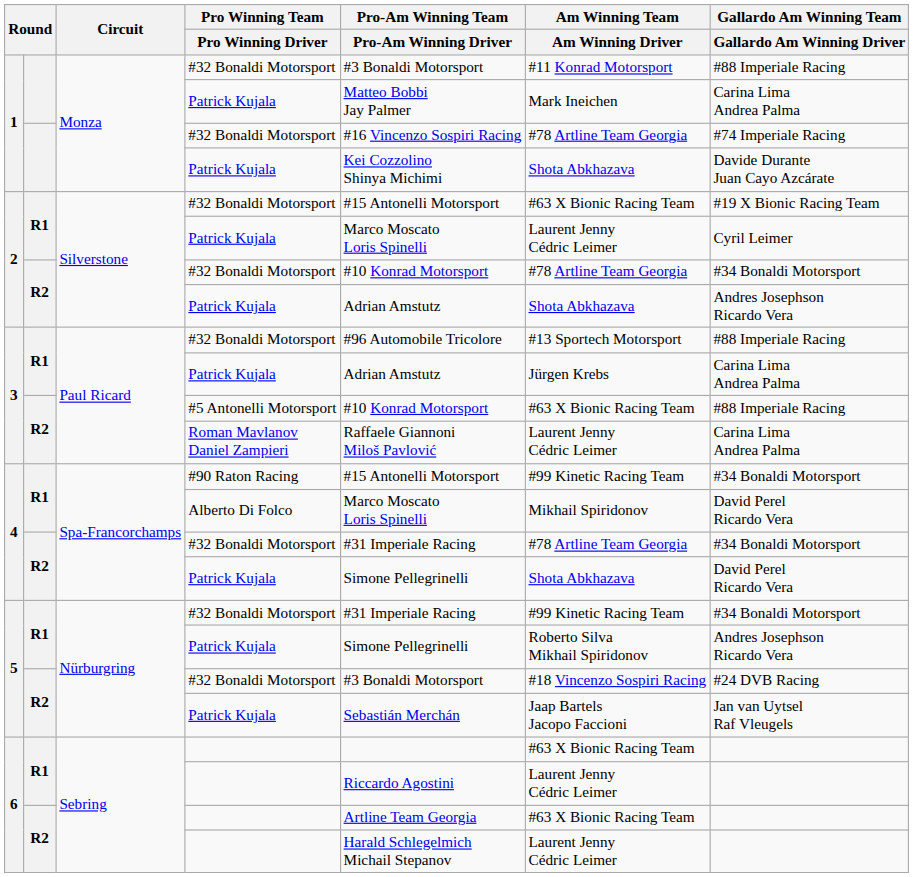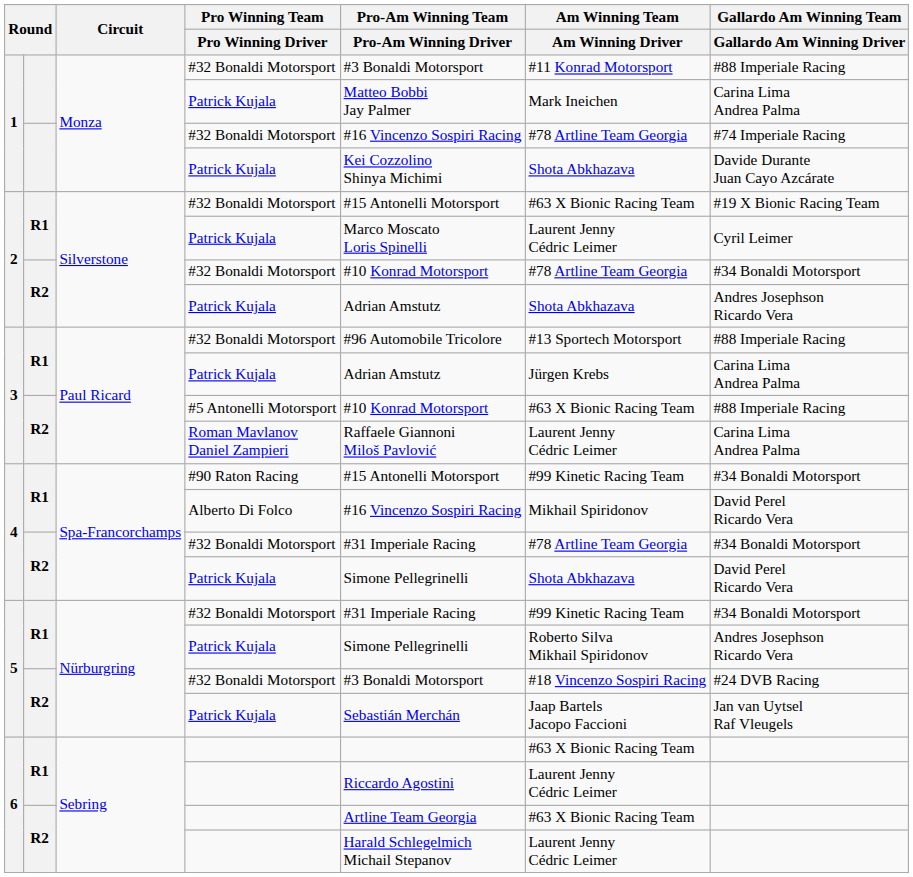(392, 510) Marco Moscato Loris Spinelli -> (432, 510) #16 Vincenzo Sospiri Racing
